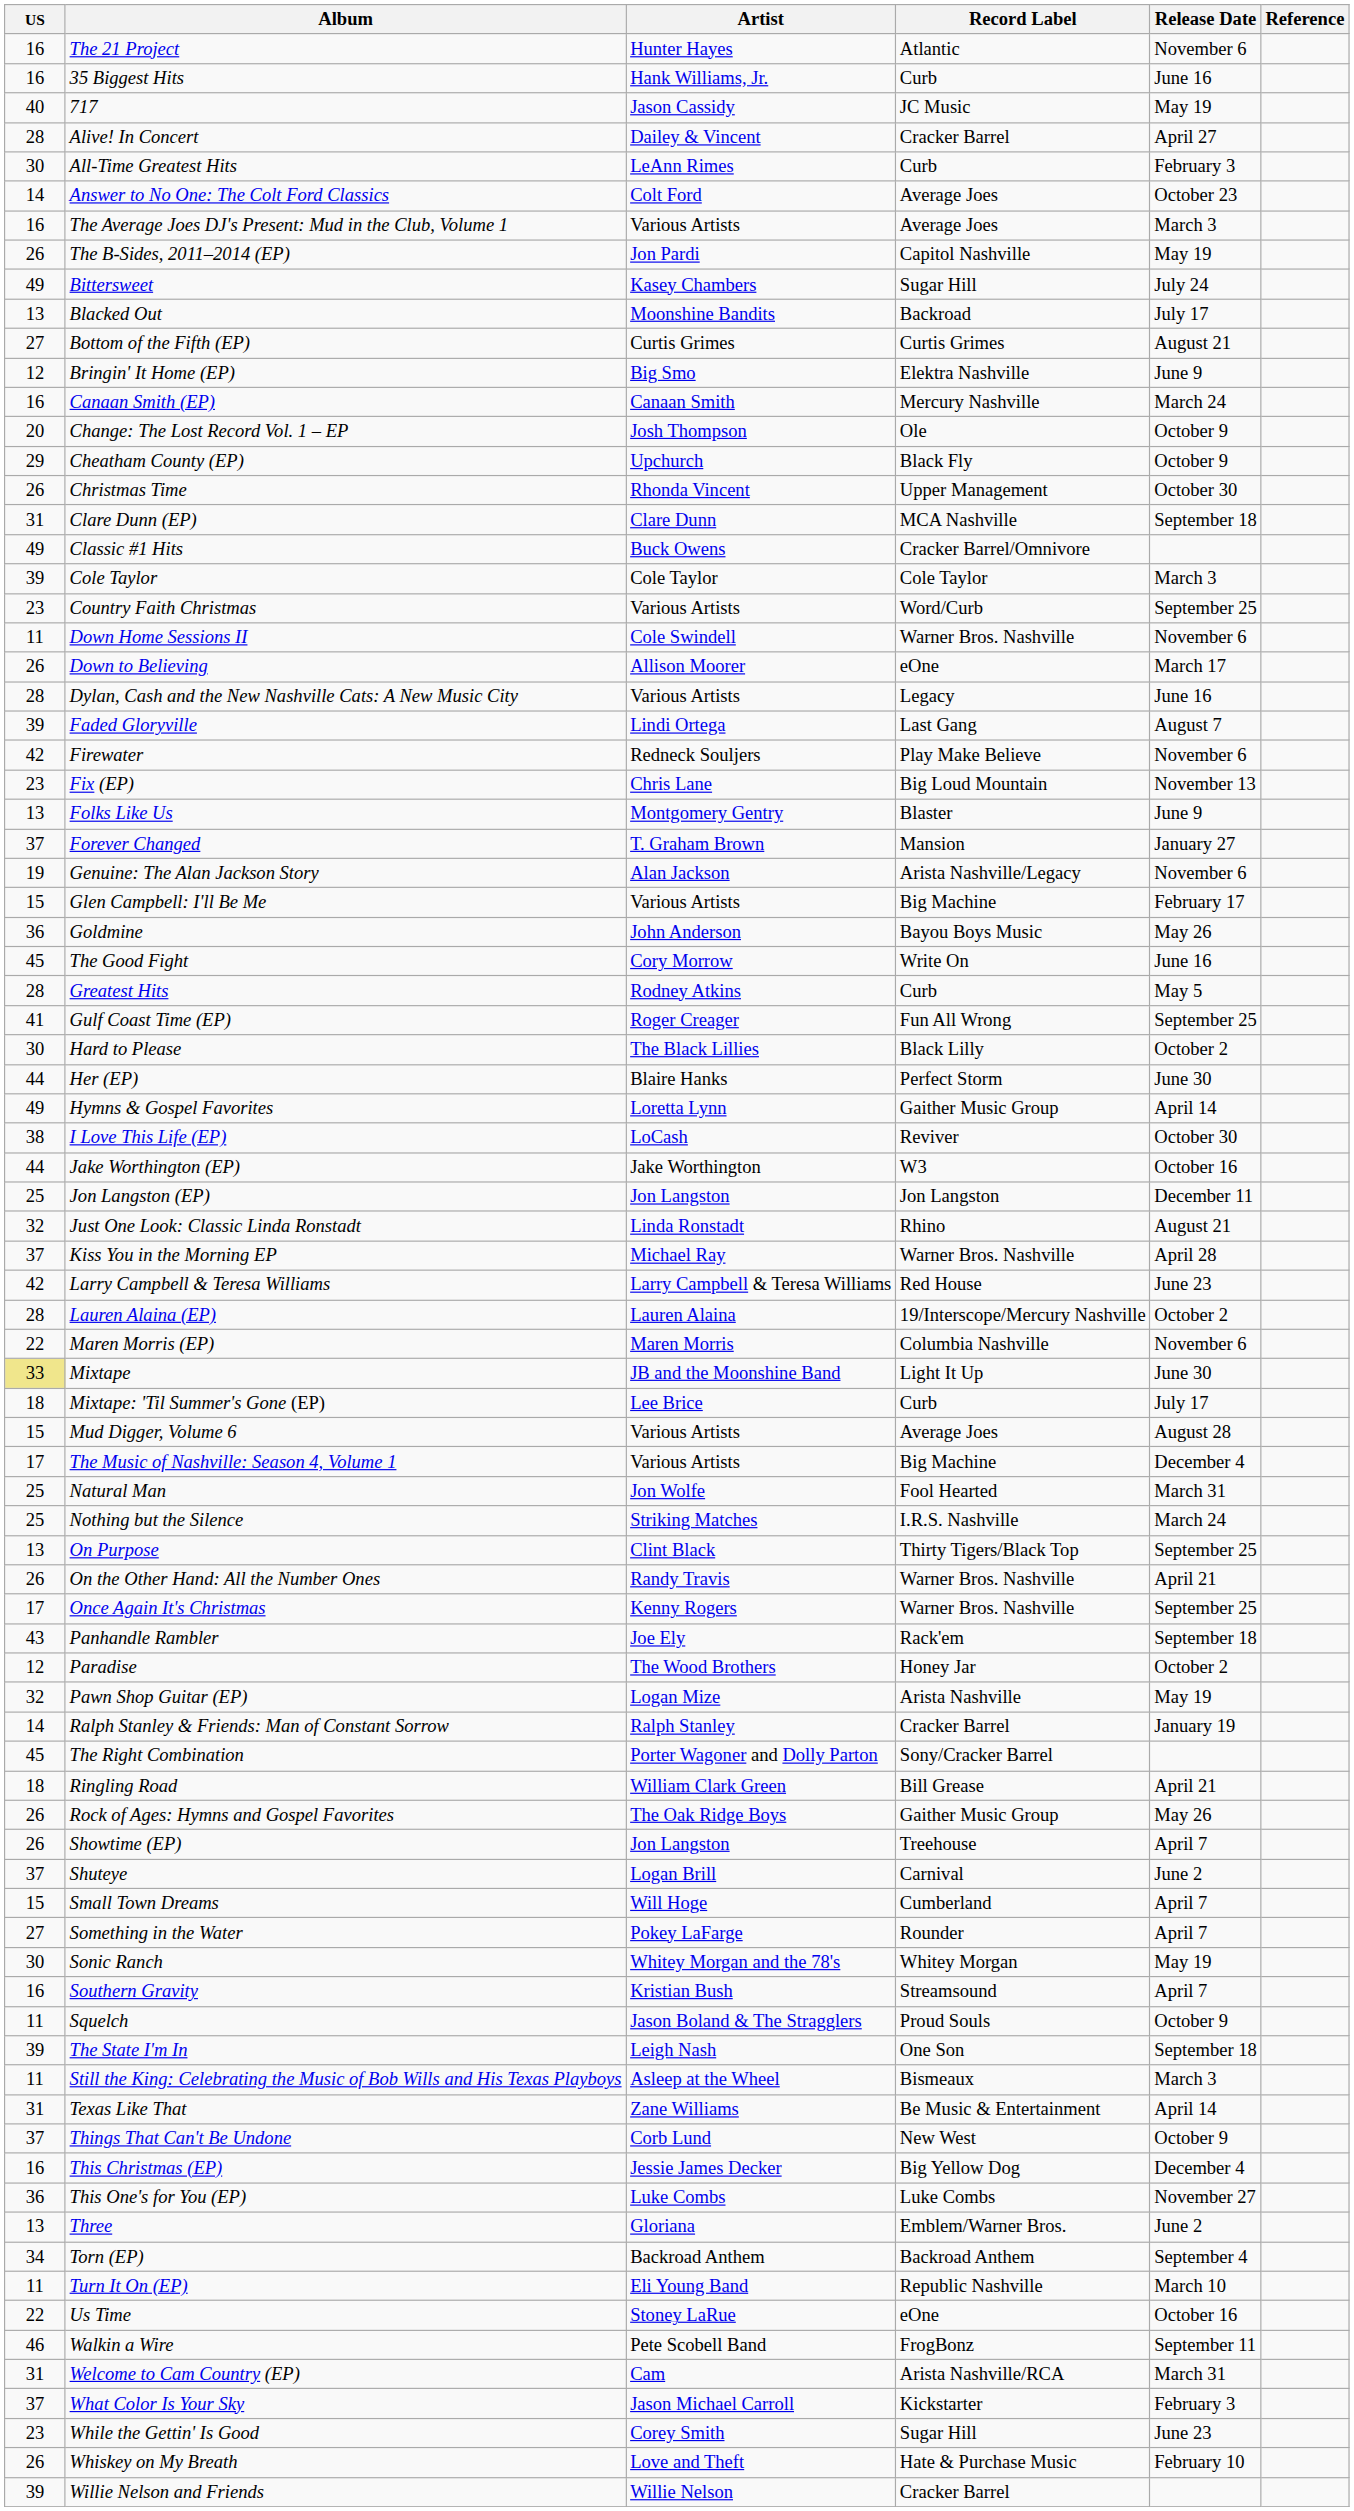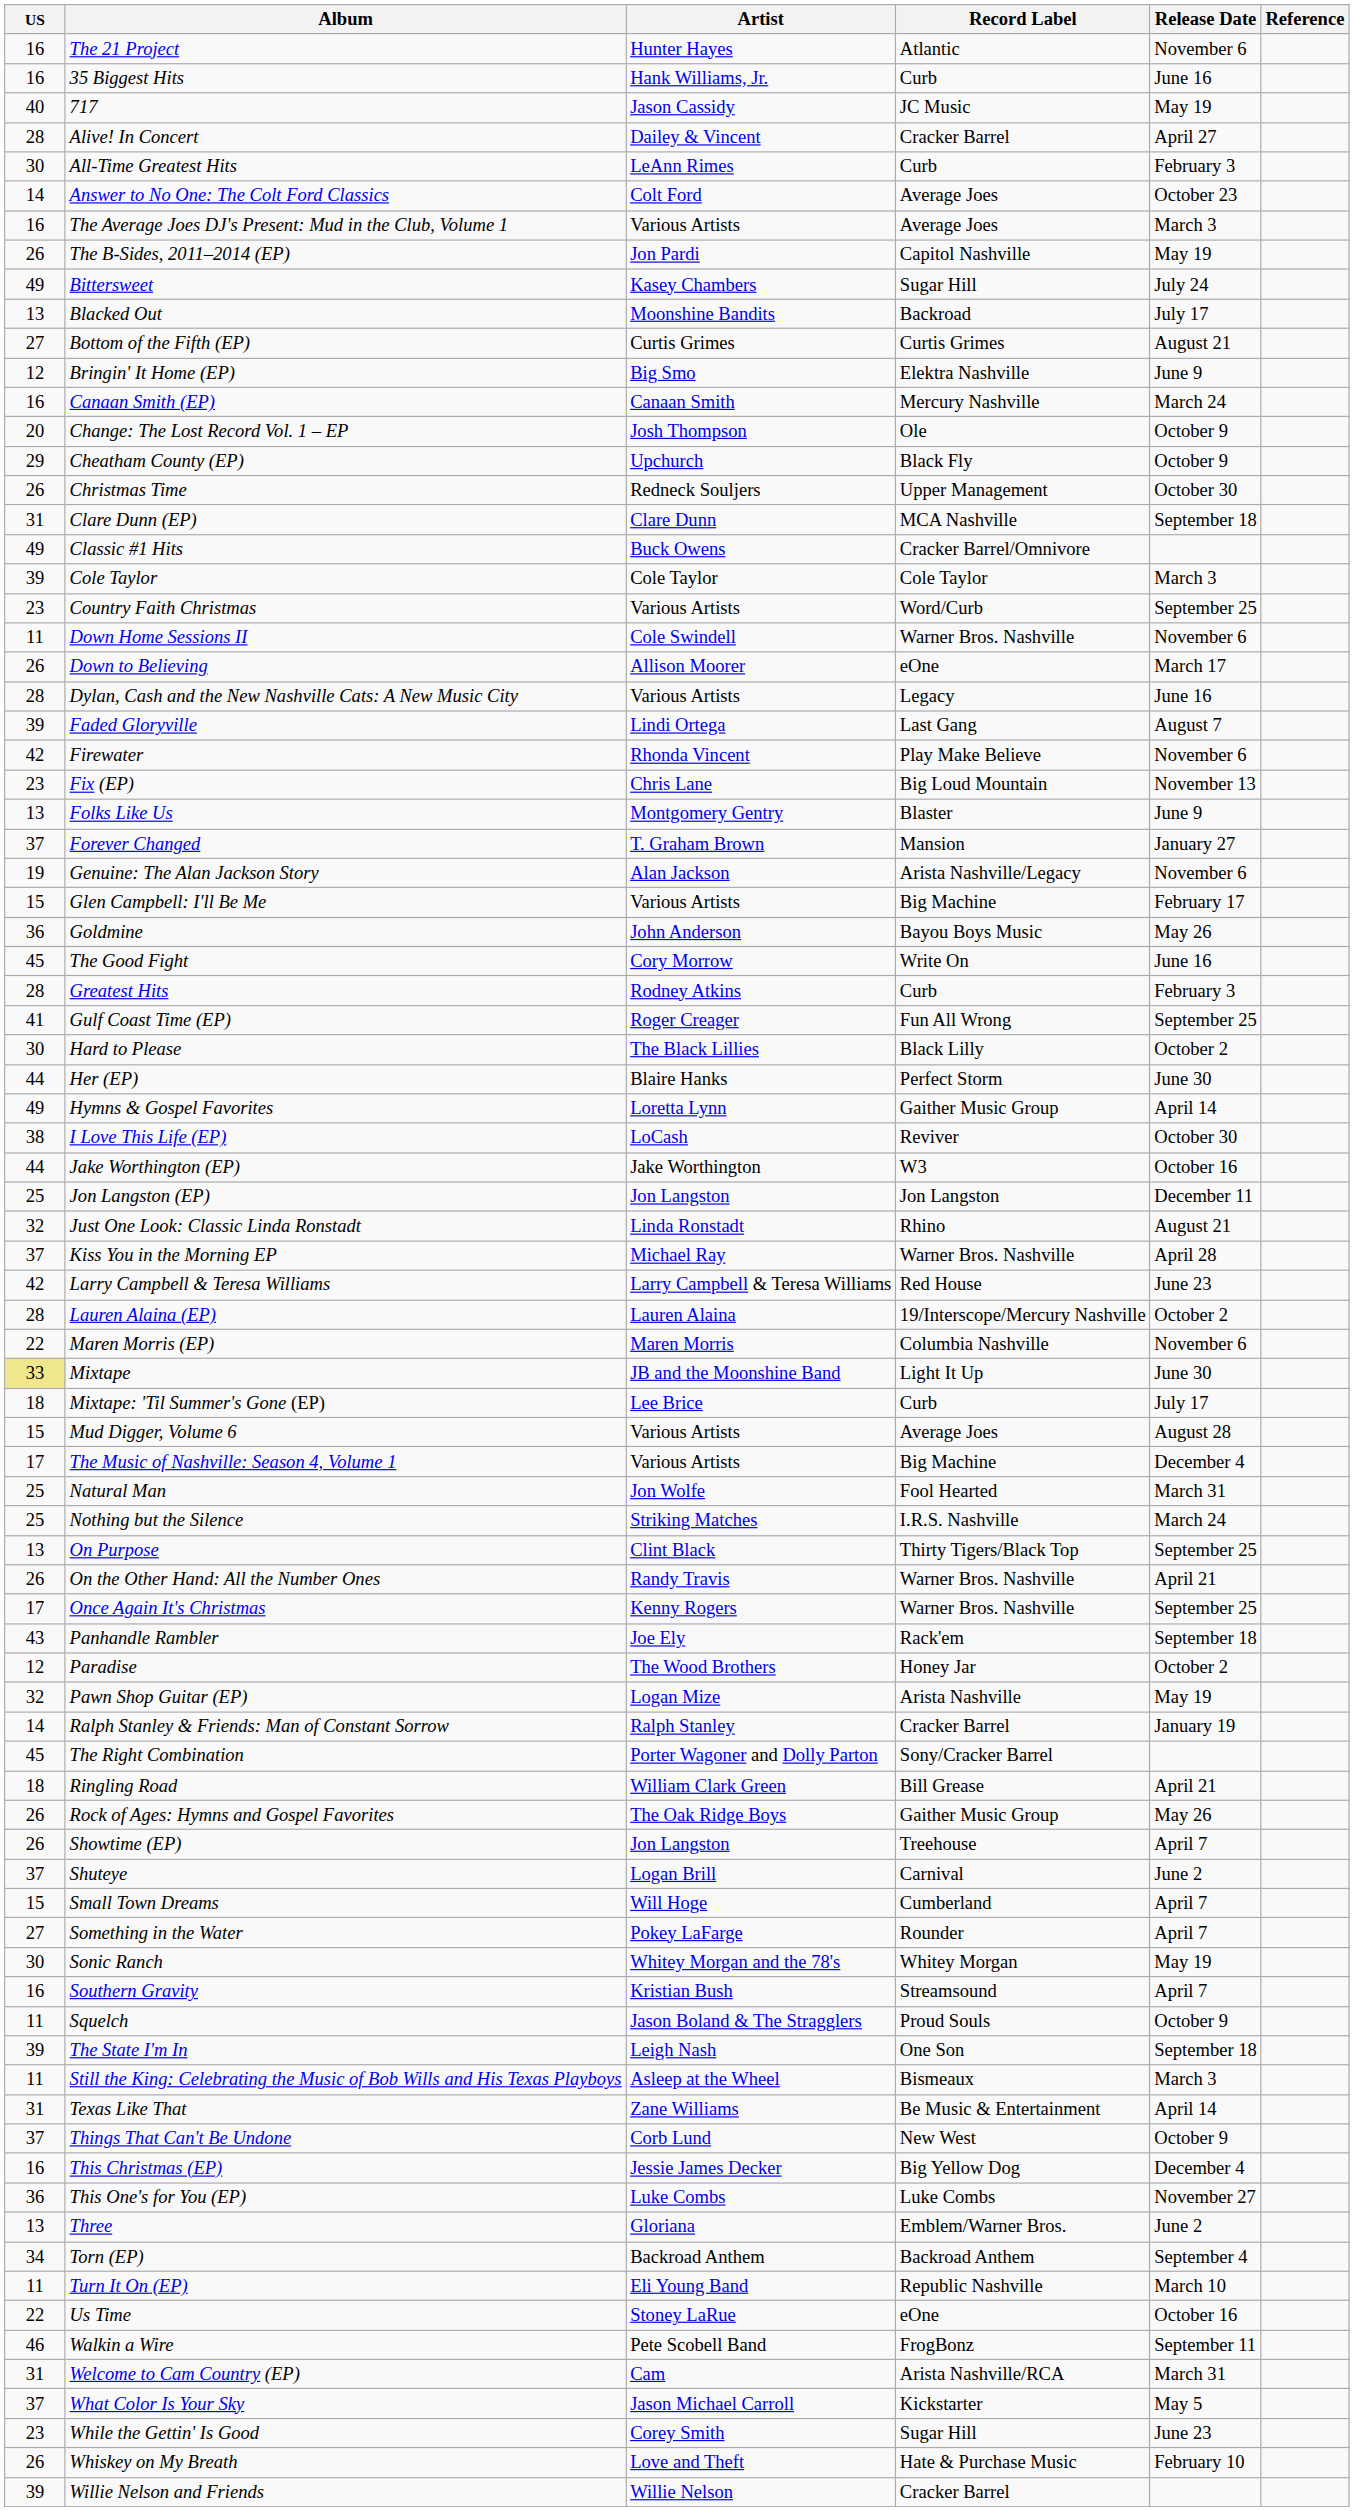(690, 490) Rhonda Vincent -> (695, 490) Redneck Souljers
(695, 755) Redneck Souljers -> (690, 755) Rhonda Vincent
(1178, 990) May 5 -> (1195, 990) February 3
(1195, 2403) February 3 -> (1178, 2403) May 5
